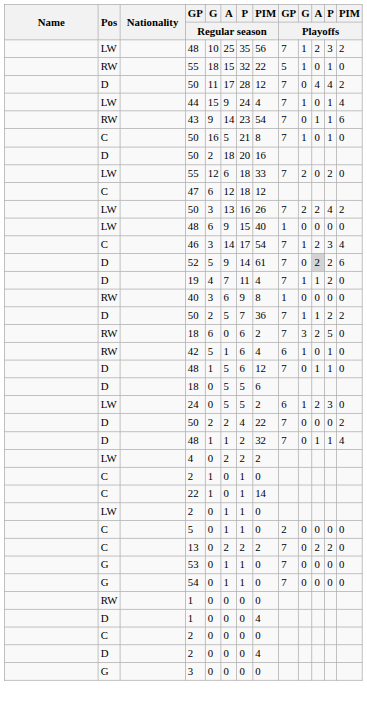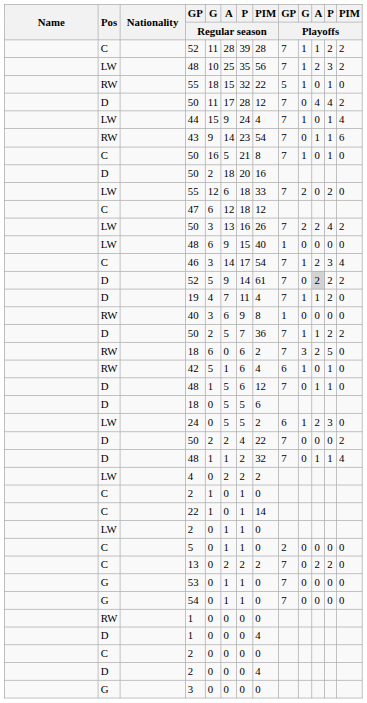+ row: (104, 49)
(342, 262) 6 -> (342, 280) 2
